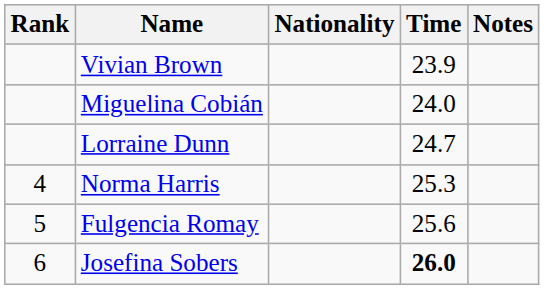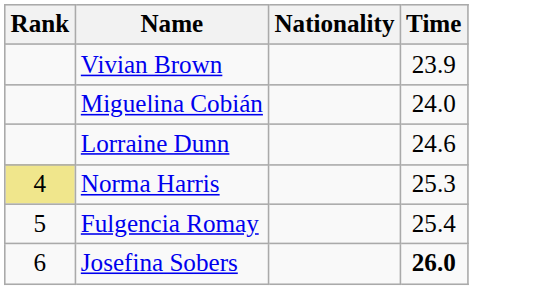- column: (503, 24)
(434, 143) 24.7 -> (434, 143) 24.6
(40, 183) no background -> (40, 183) khaki background
(434, 223) 25.6 -> (434, 223) 25.4
